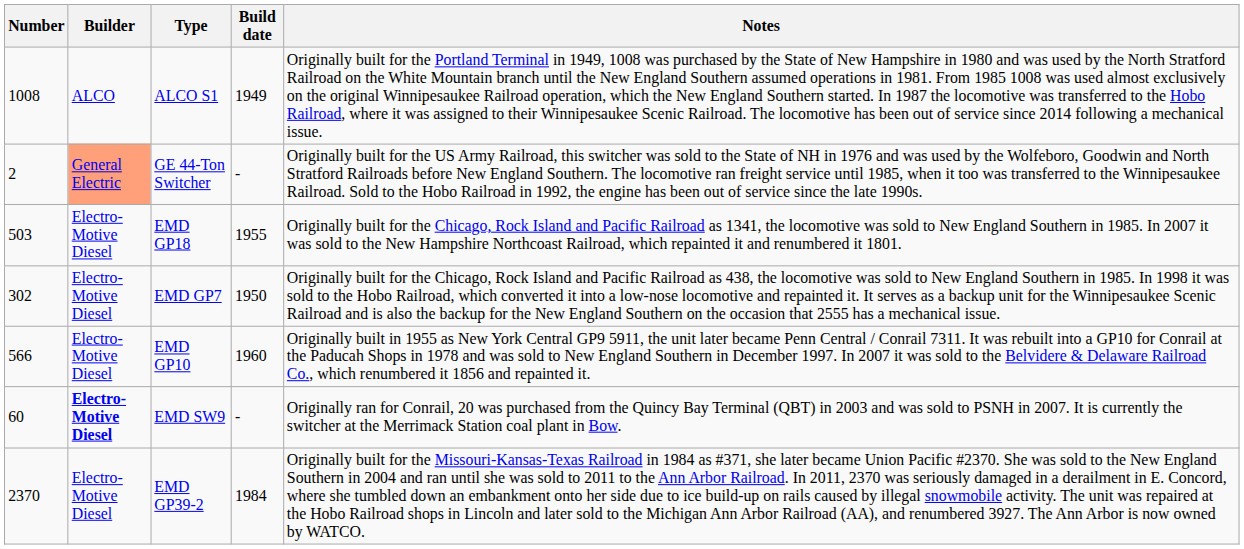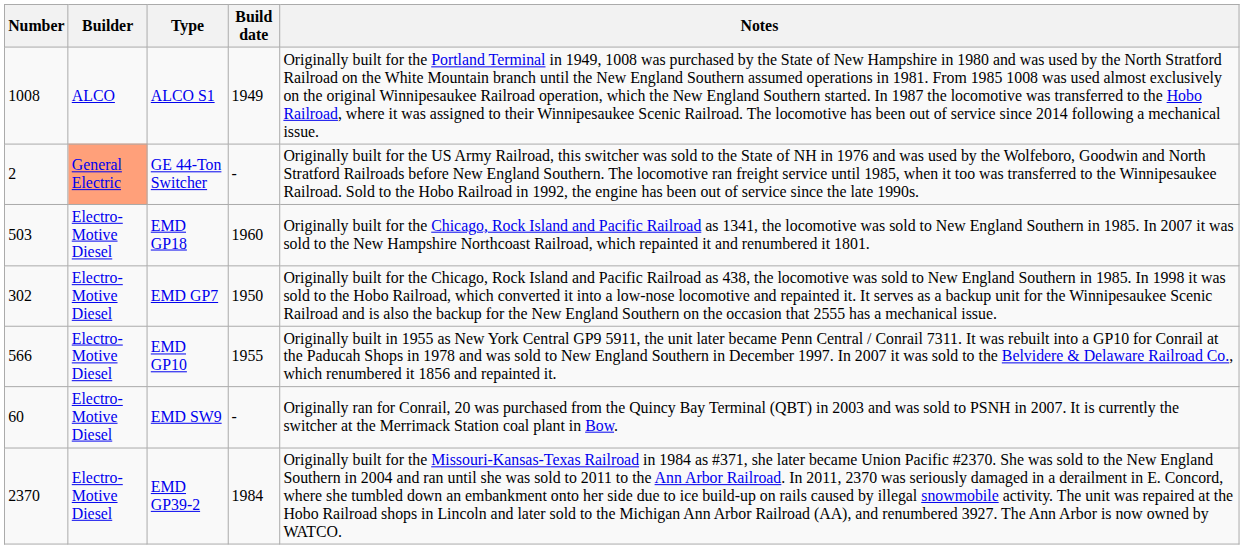(251, 234) 1955 -> (247, 234) 1960
(251, 356) 1960 -> (247, 356) 1955
(99, 417) bold -> (97, 417) normal
